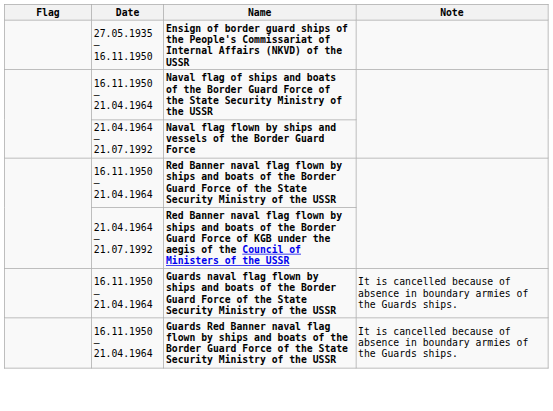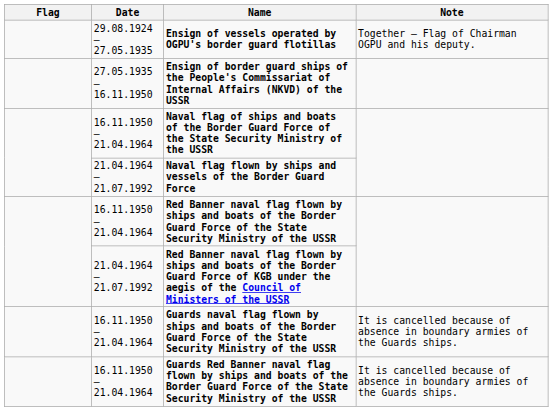+ row: (251, 39)
